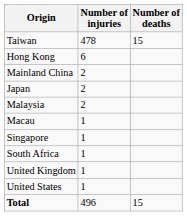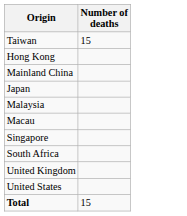- column: (104, 18)
